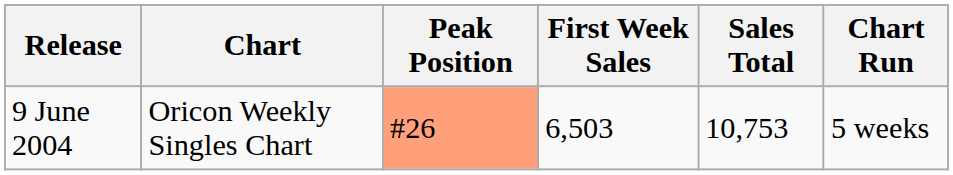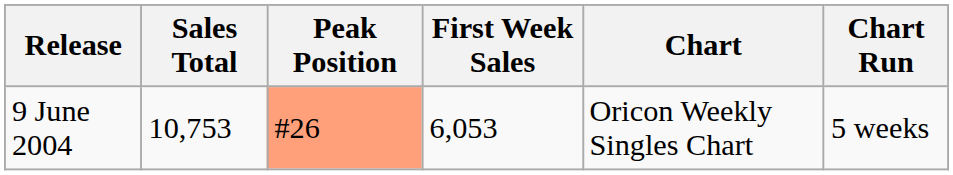columns swapped: (262, 45) <-> (761, 45)
(579, 127) 6,503 -> (464, 127) 6,053
